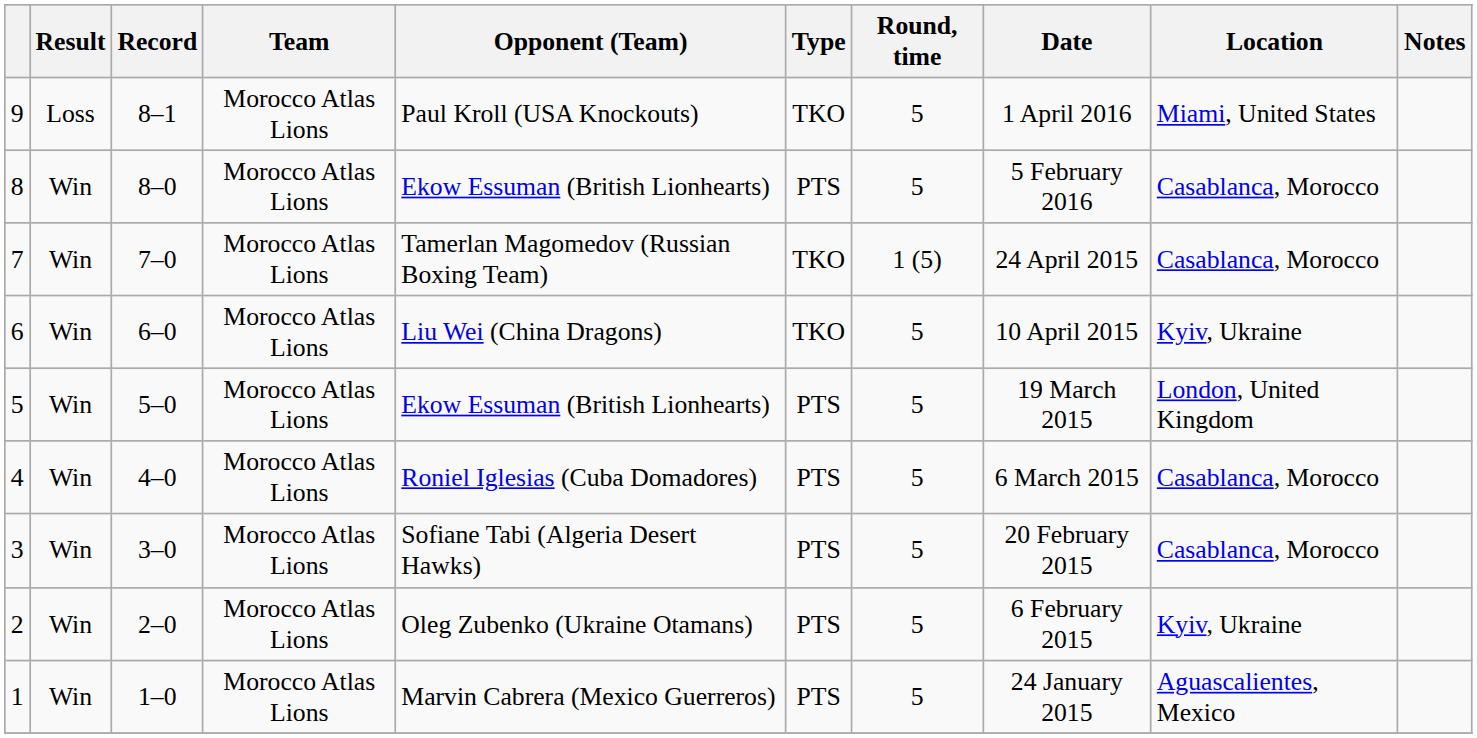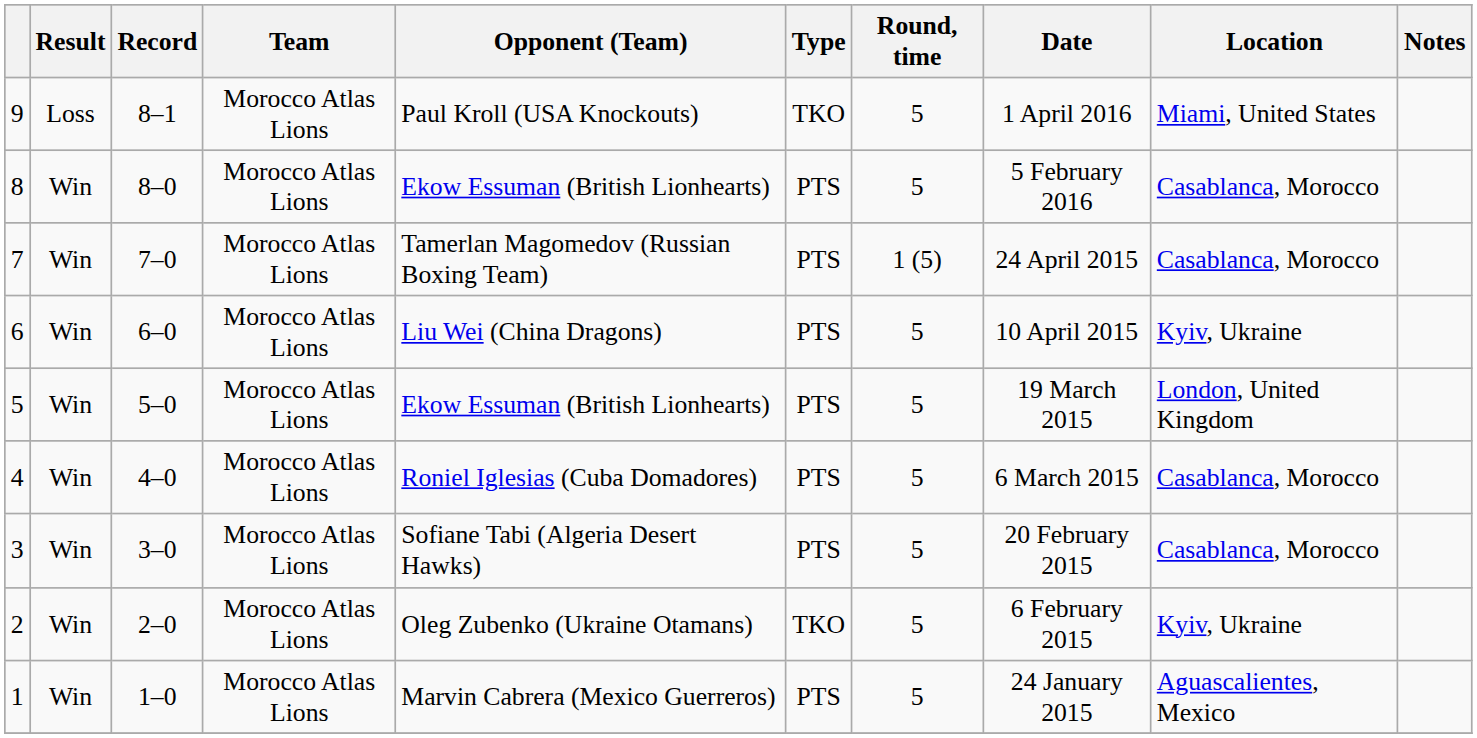(819, 259) TKO -> (819, 259) PTS
(819, 332) TKO -> (819, 332) PTS
(819, 623) PTS -> (819, 623) TKO
